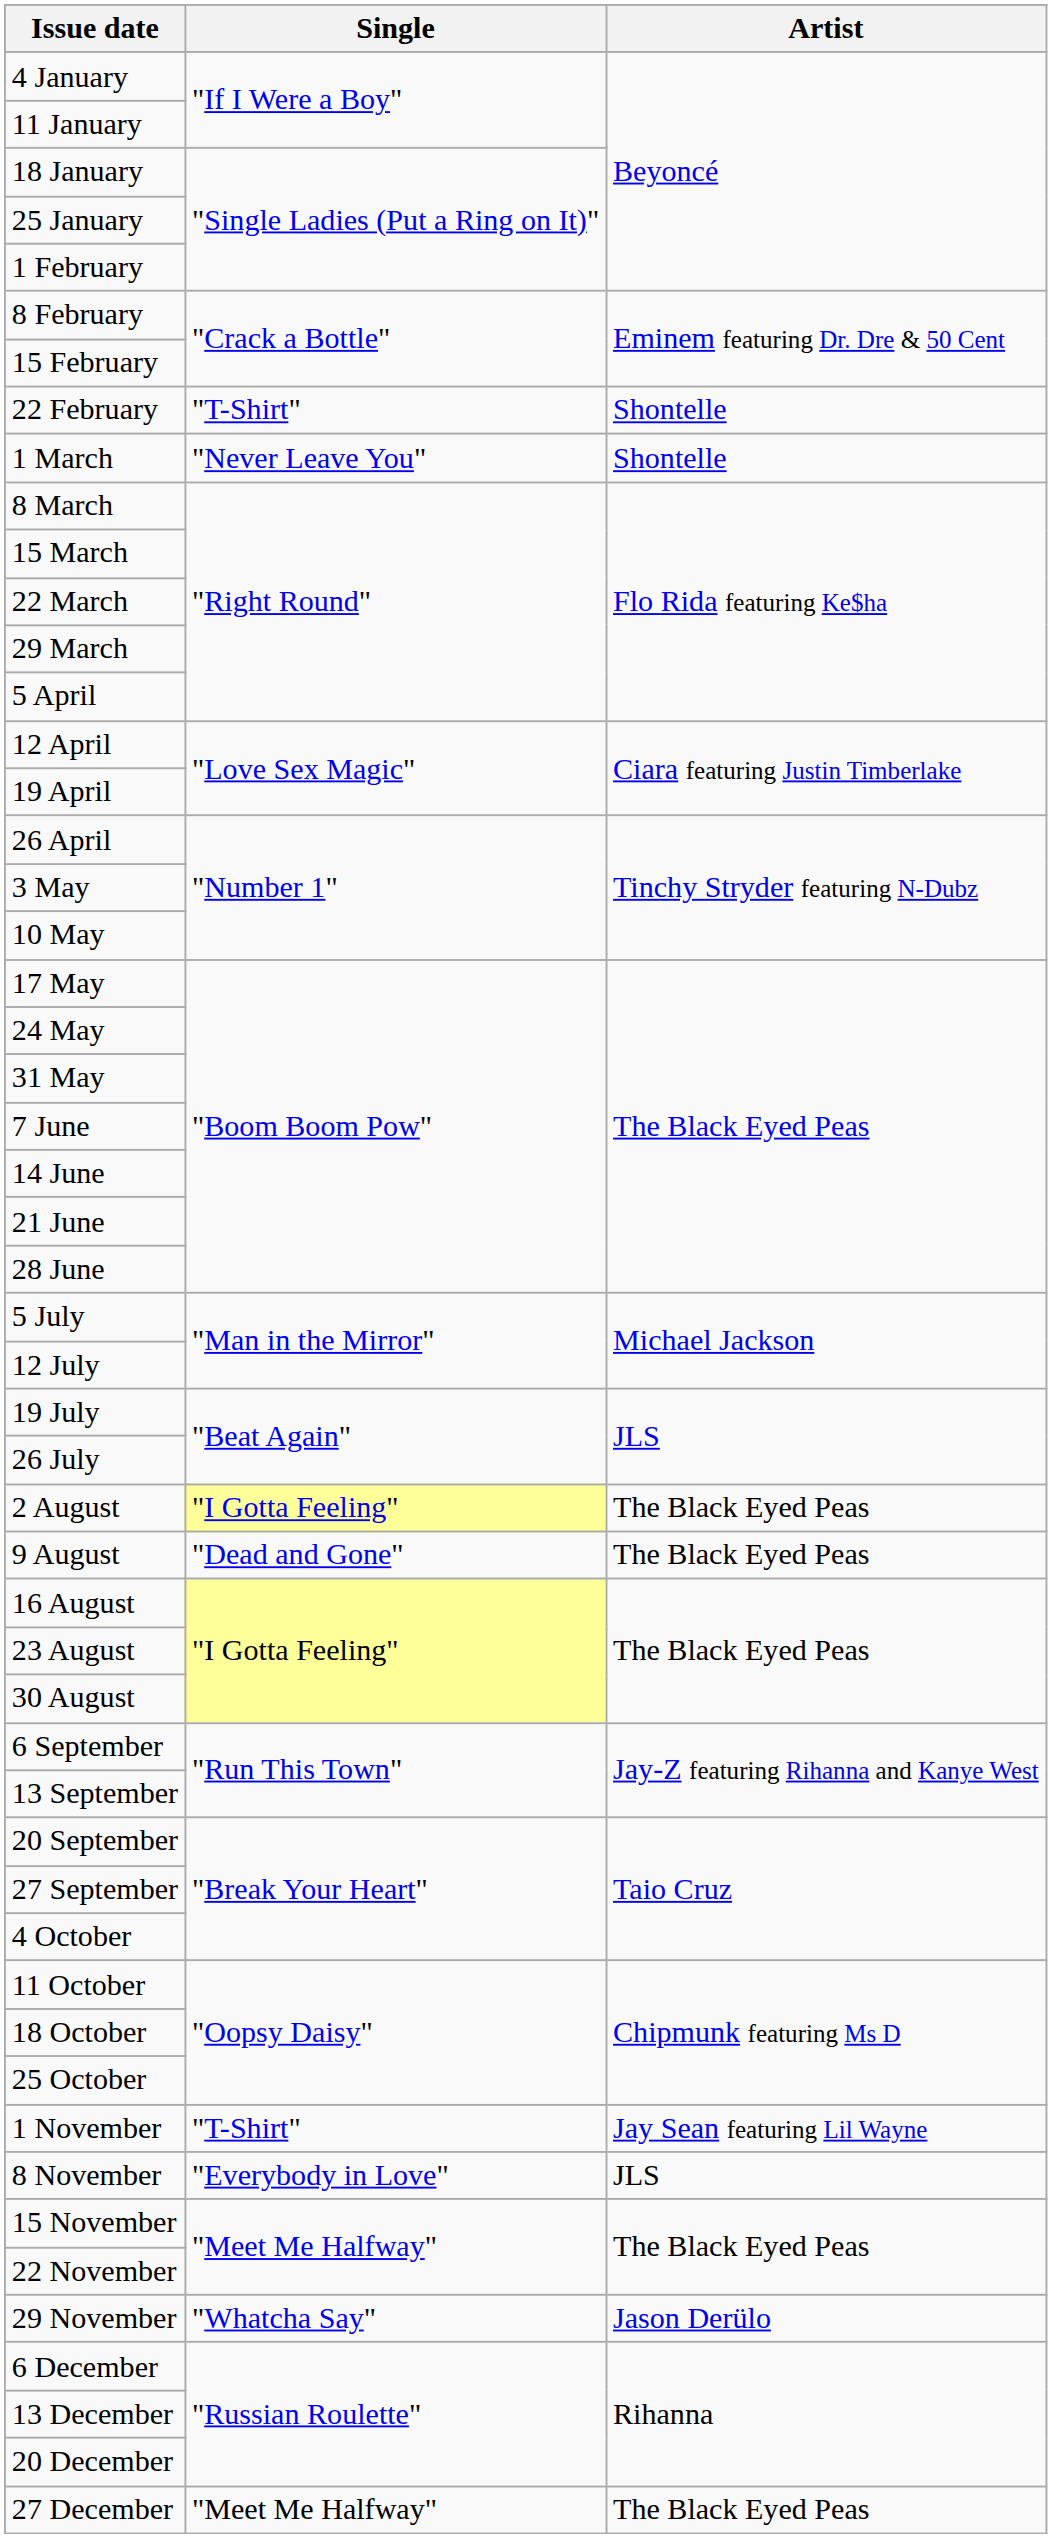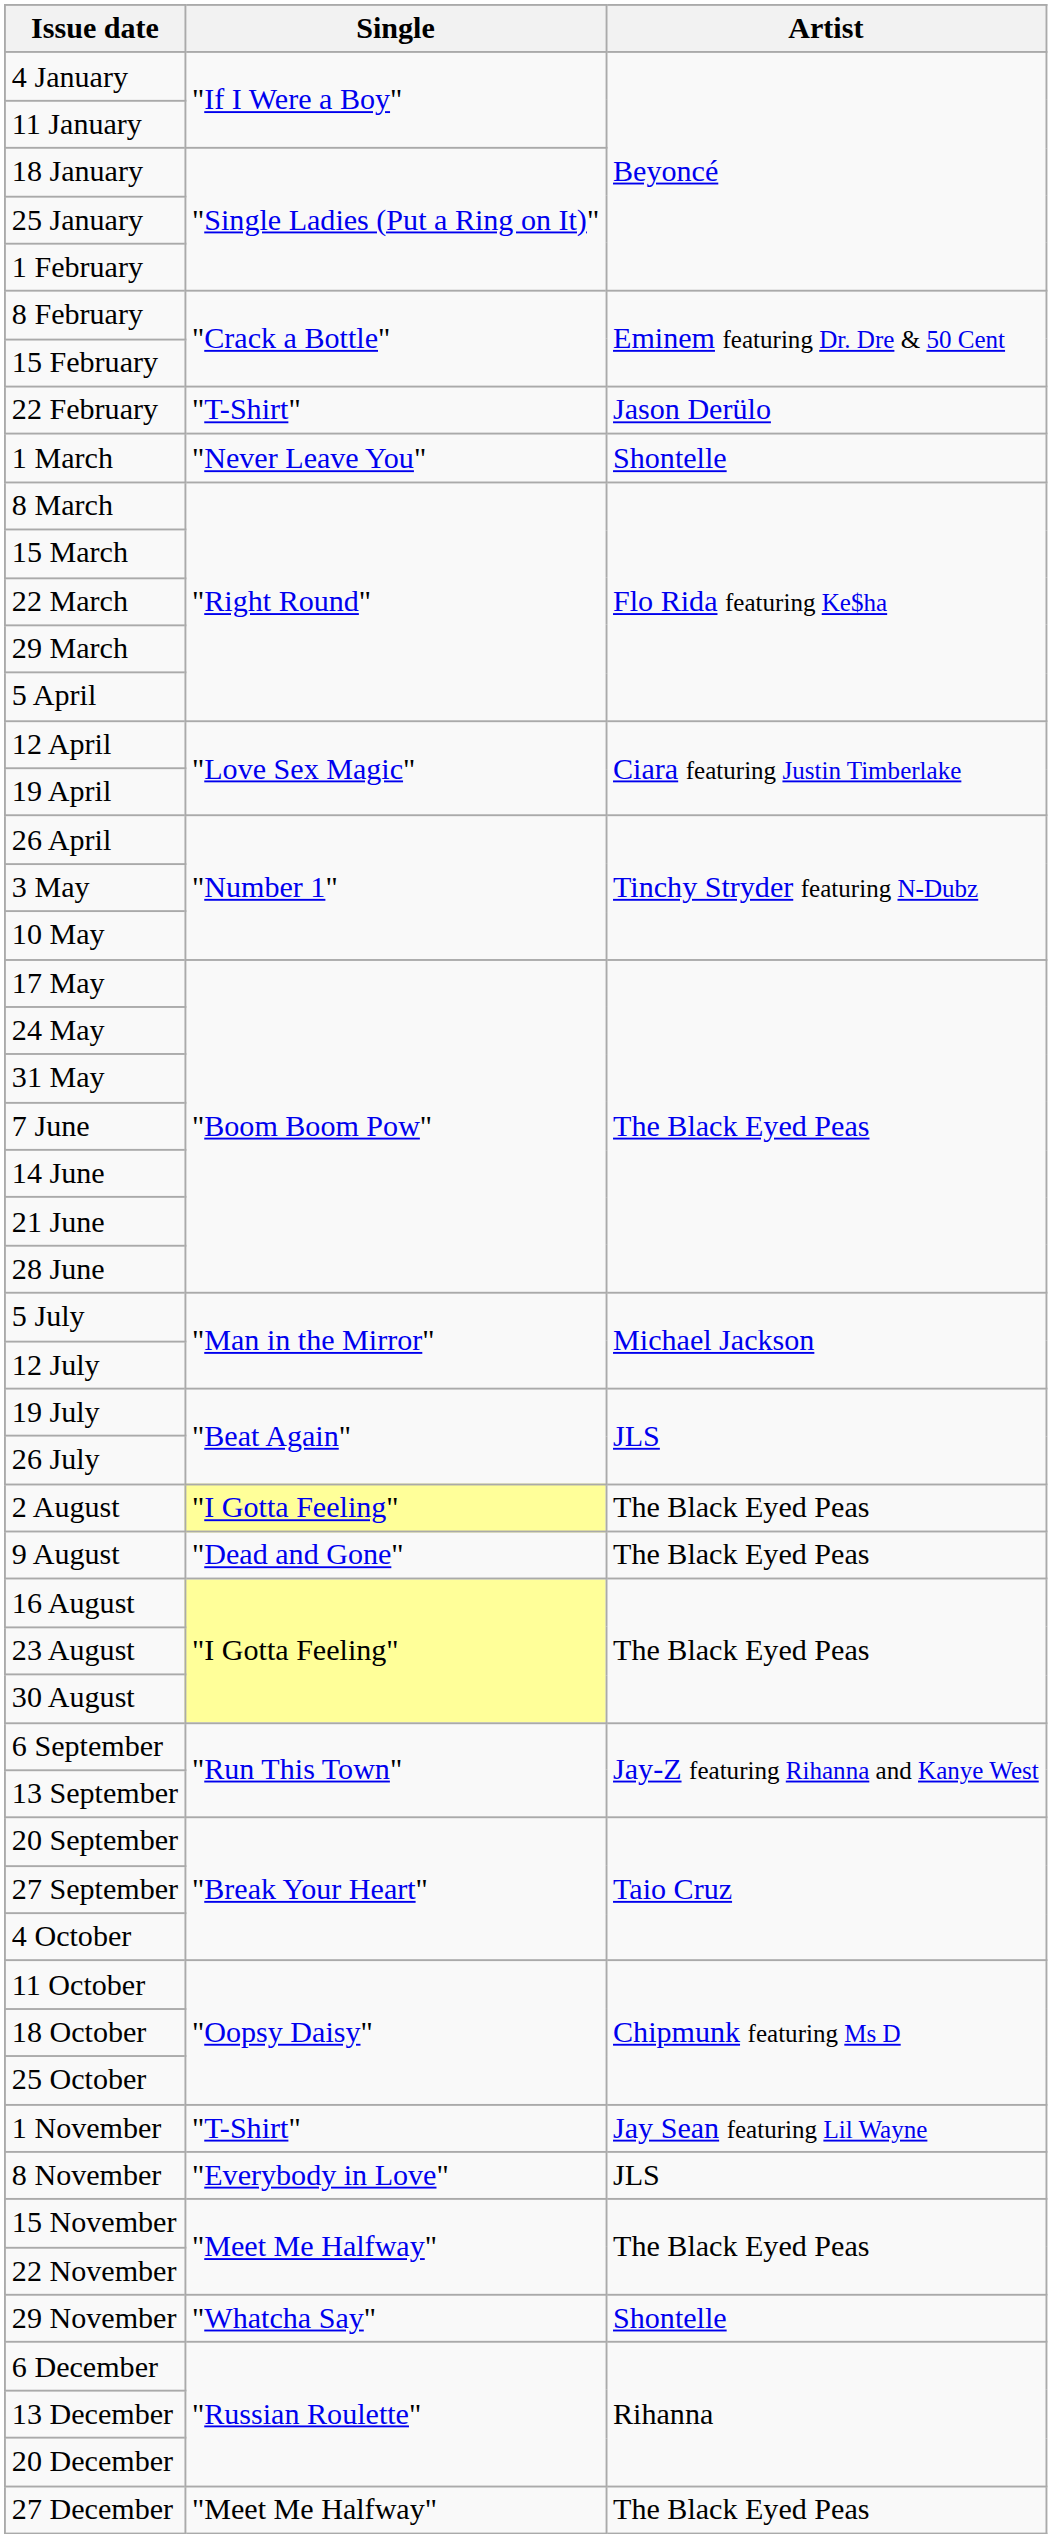(670, 409) Shontelle -> (692, 409) Jason Derülo
(692, 2318) Jason Derülo -> (670, 2318) Shontelle
